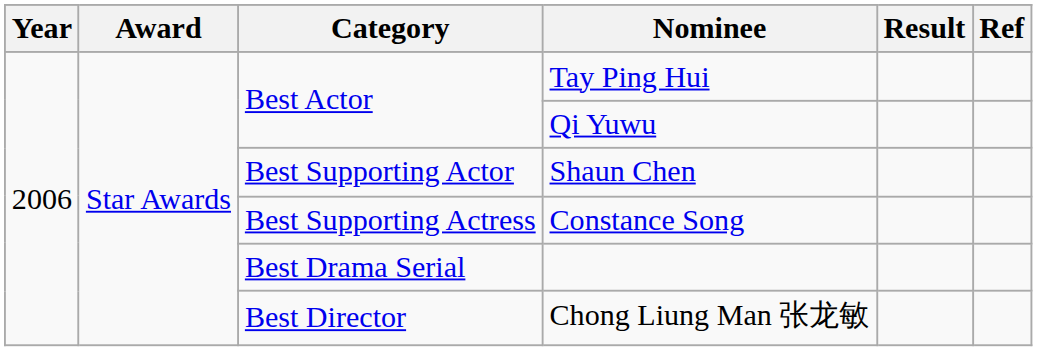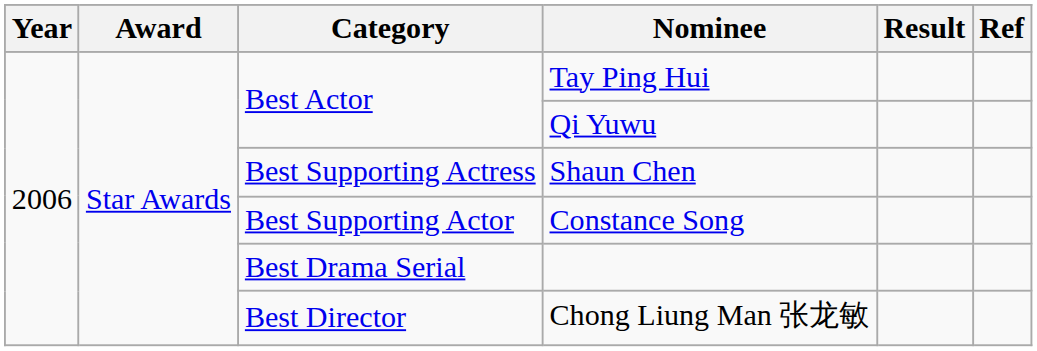(379, 171) Best Supporting Actor -> (390, 171) Best Supporting Actress
(390, 219) Best Supporting Actress -> (379, 219) Best Supporting Actor
